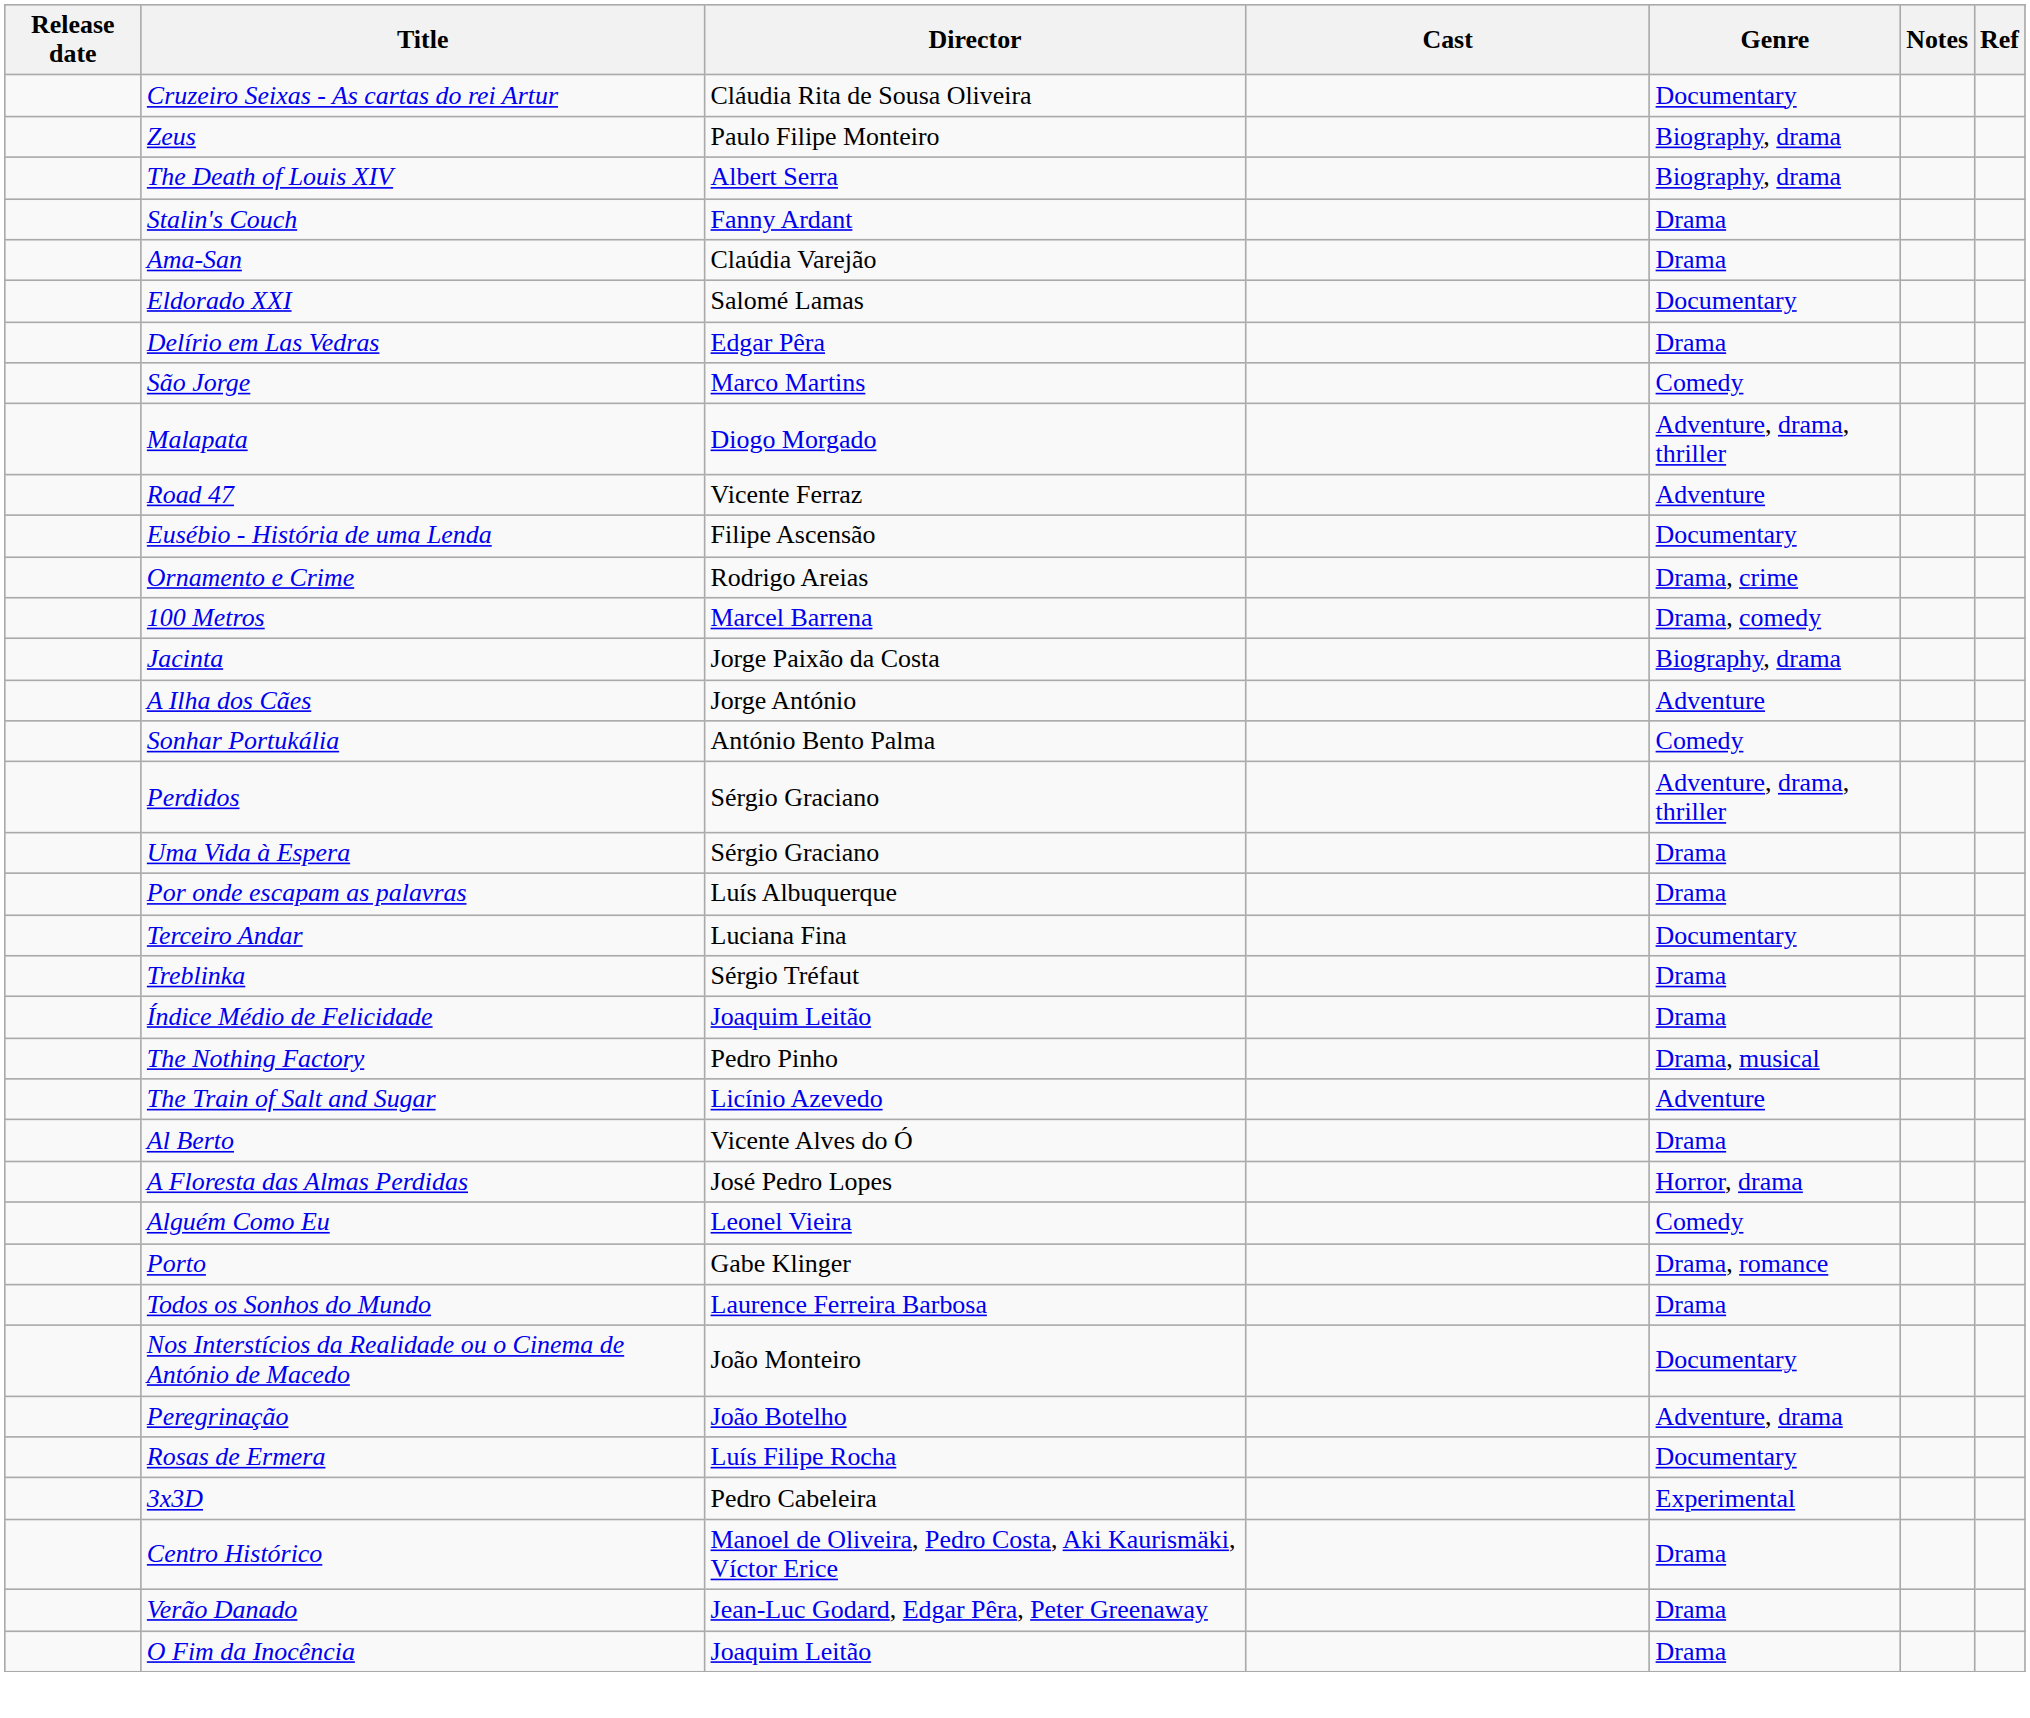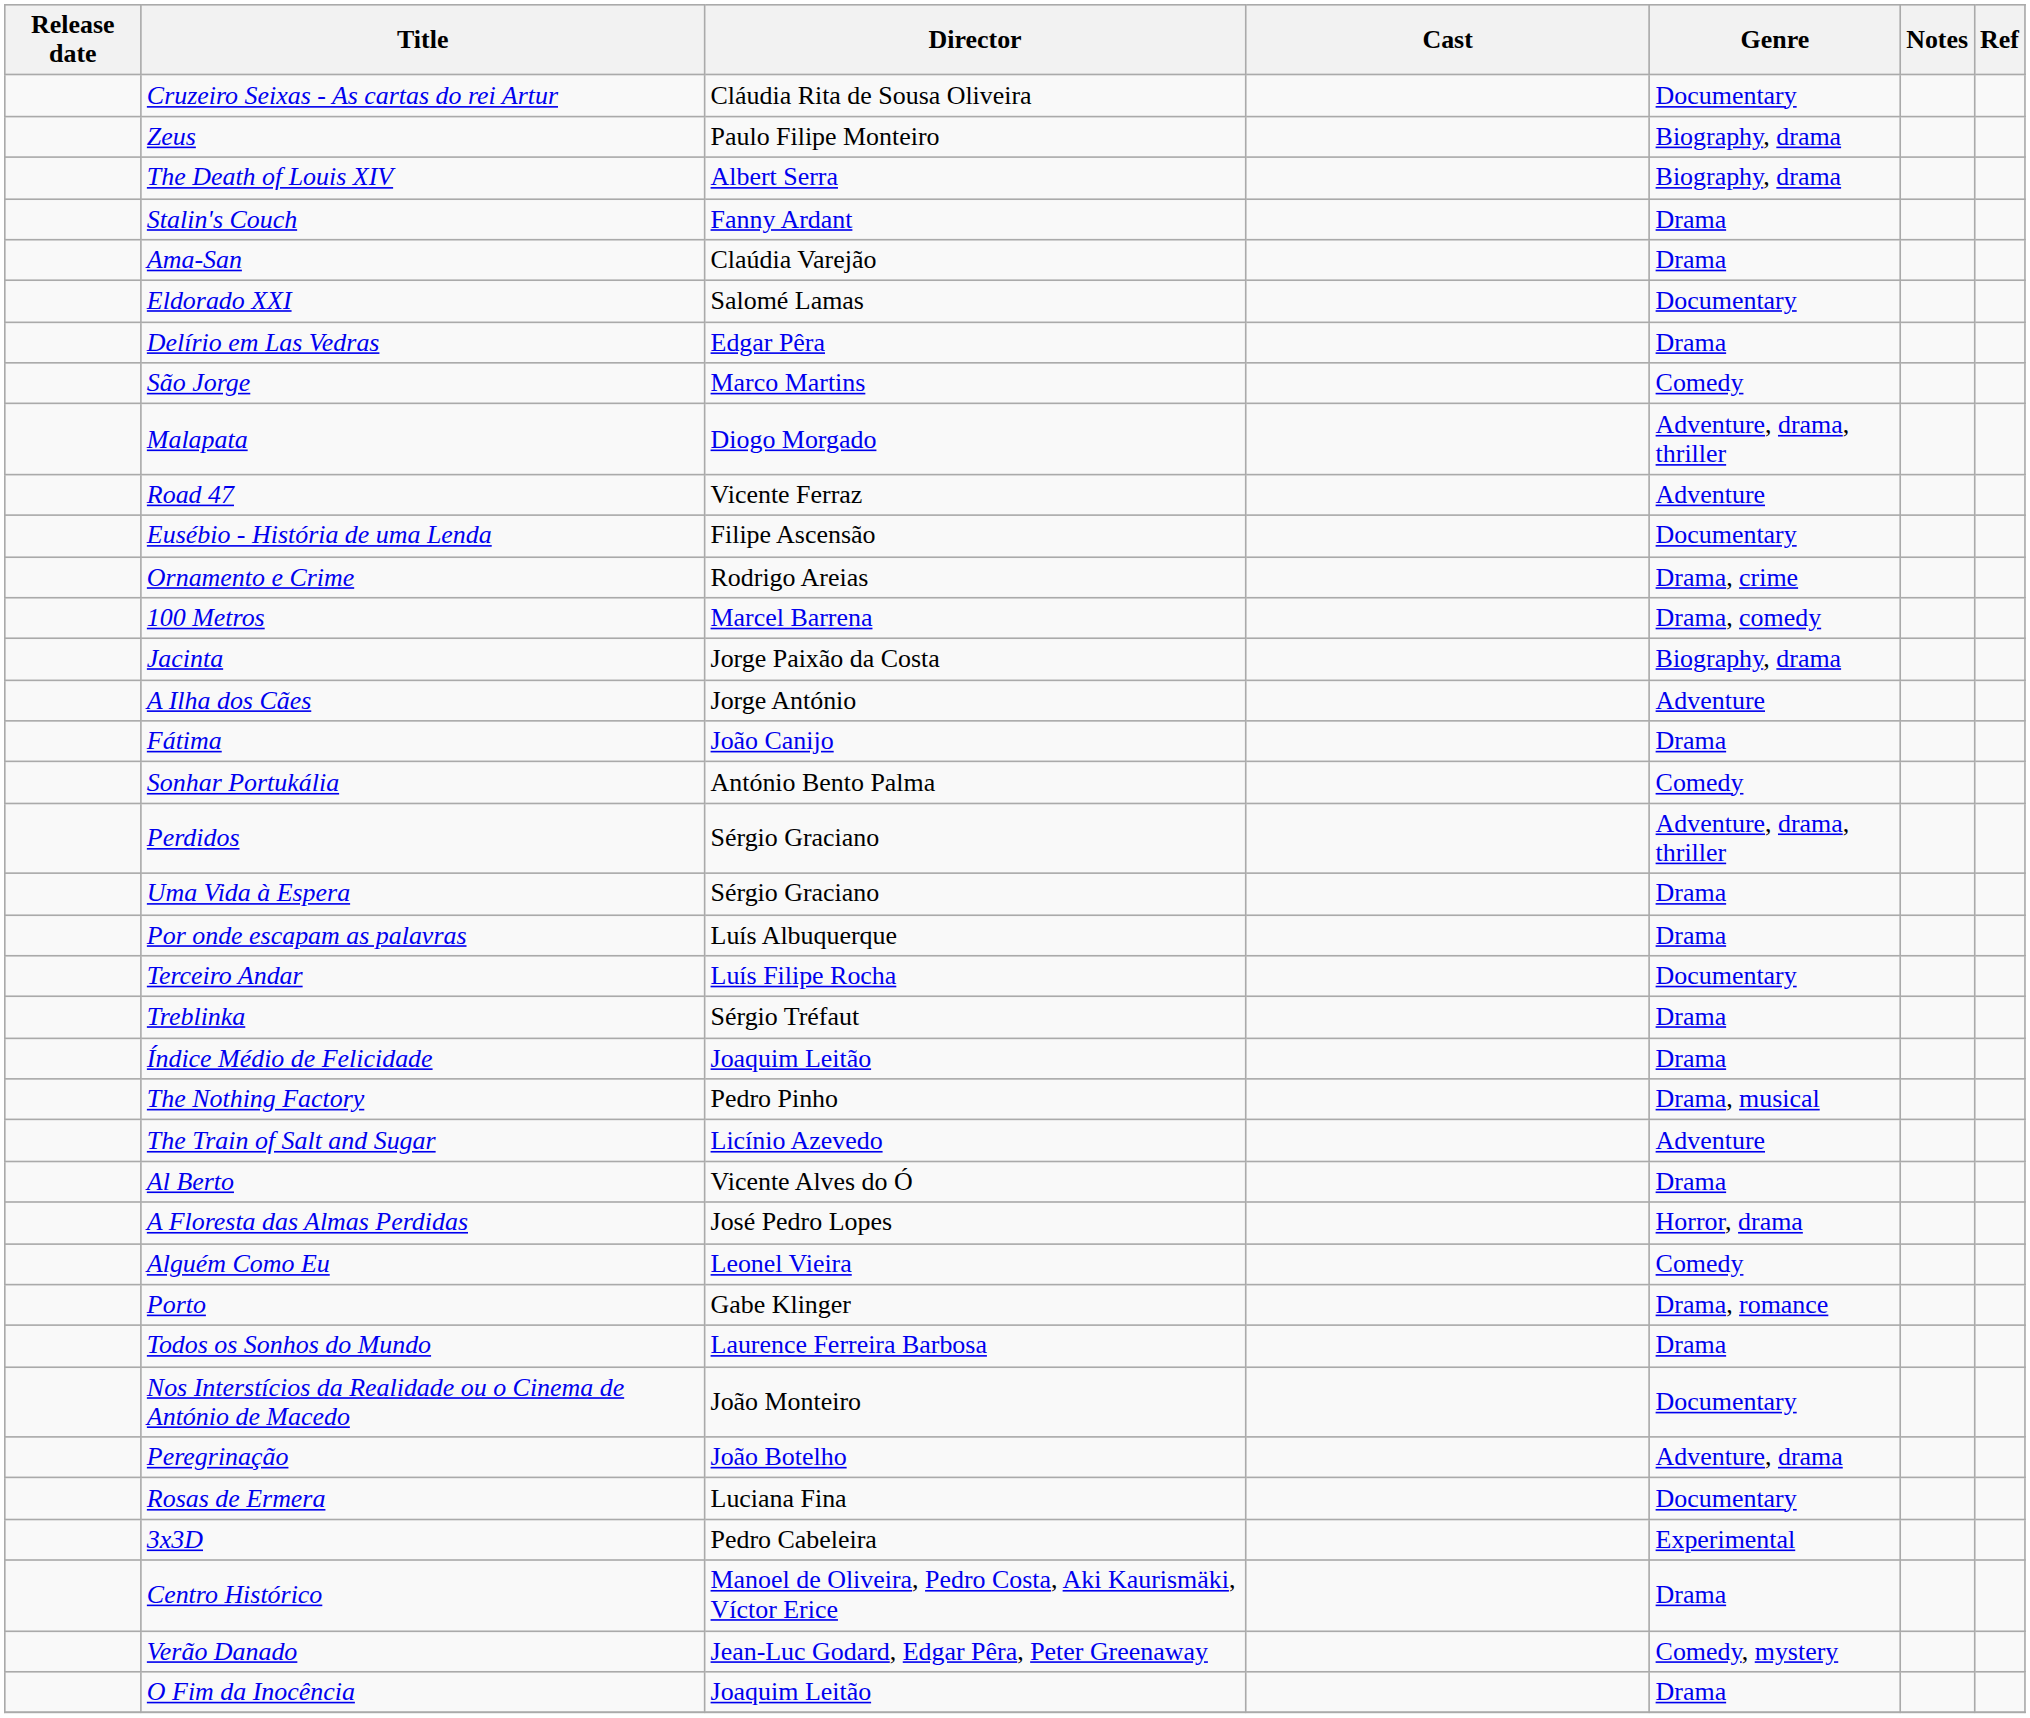+ row: (184, 741)
(779, 934) Luciana Fina -> (803, 975) Luís Filipe Rocha
(803, 1457) Luís Filipe Rocha -> (779, 1498) Luciana Fina
(1691, 1609) Drama -> (1747, 1650) Comedy, mystery
